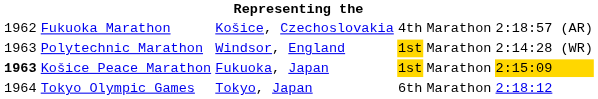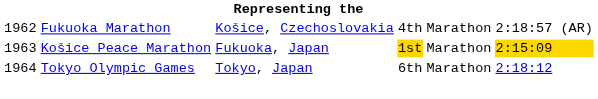- row: (122, 48)
(20, 68) bold -> (20, 48) normal
